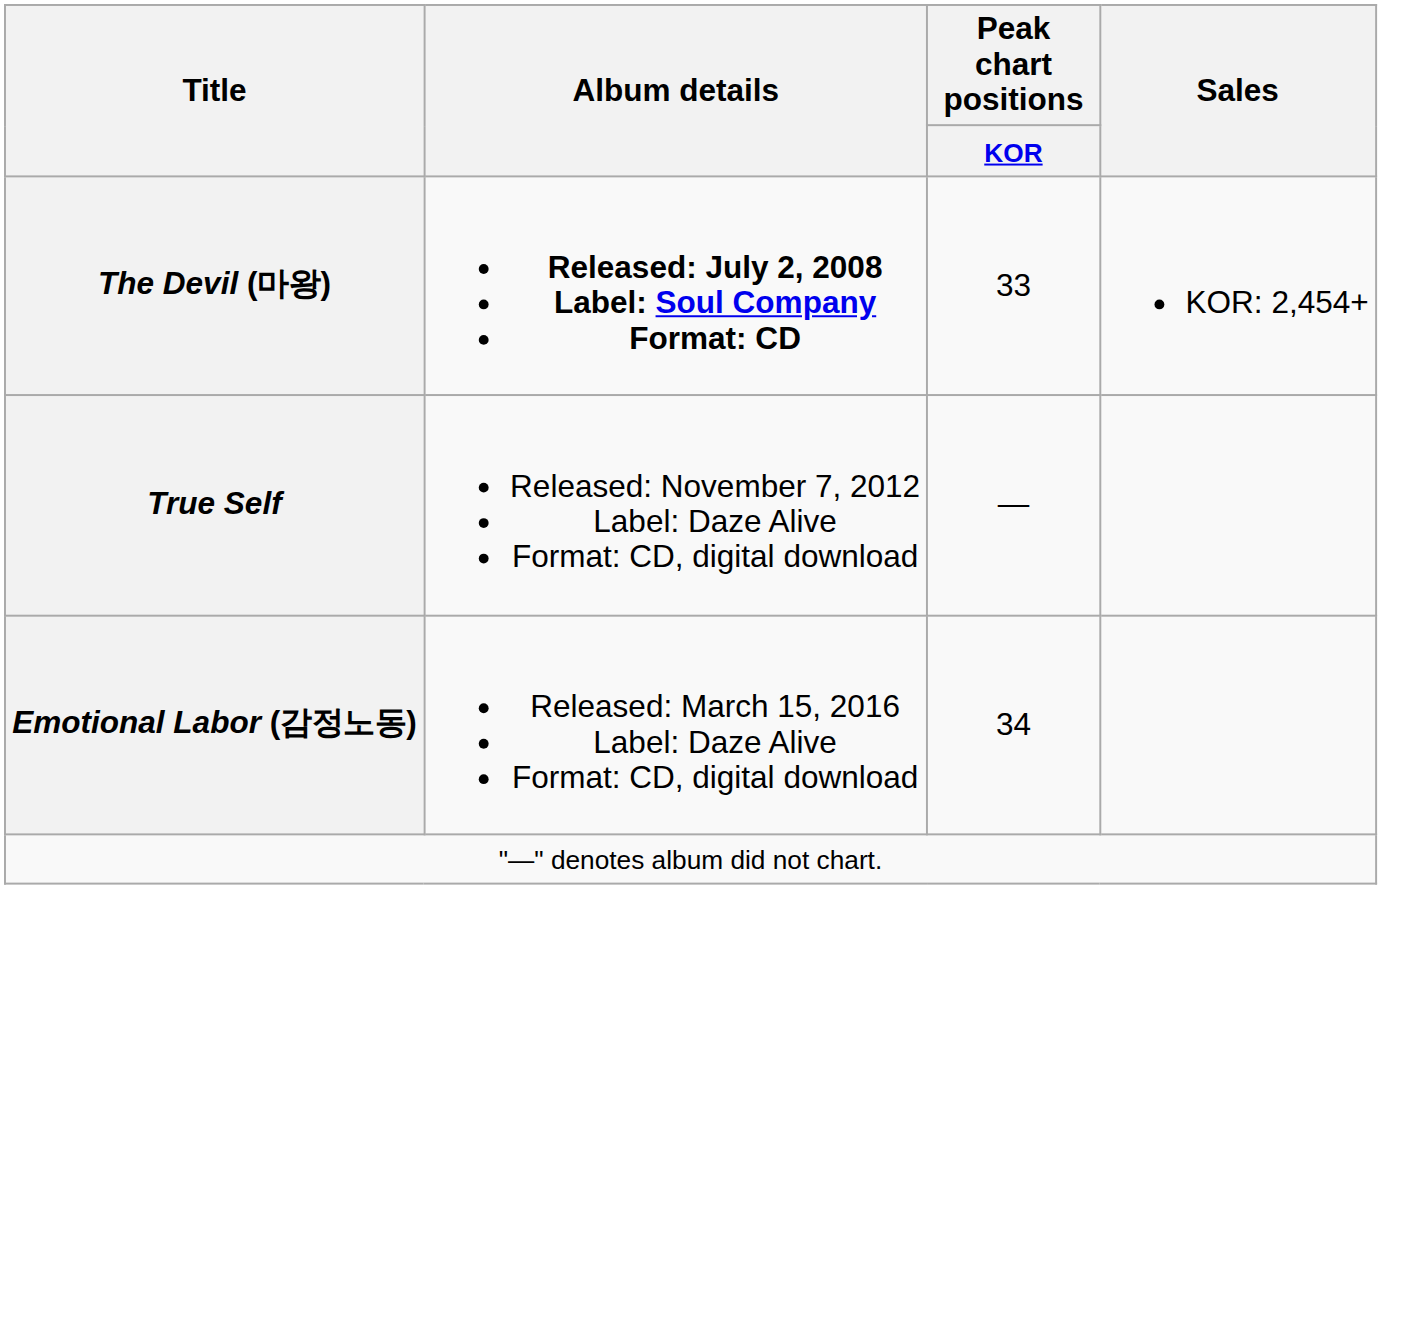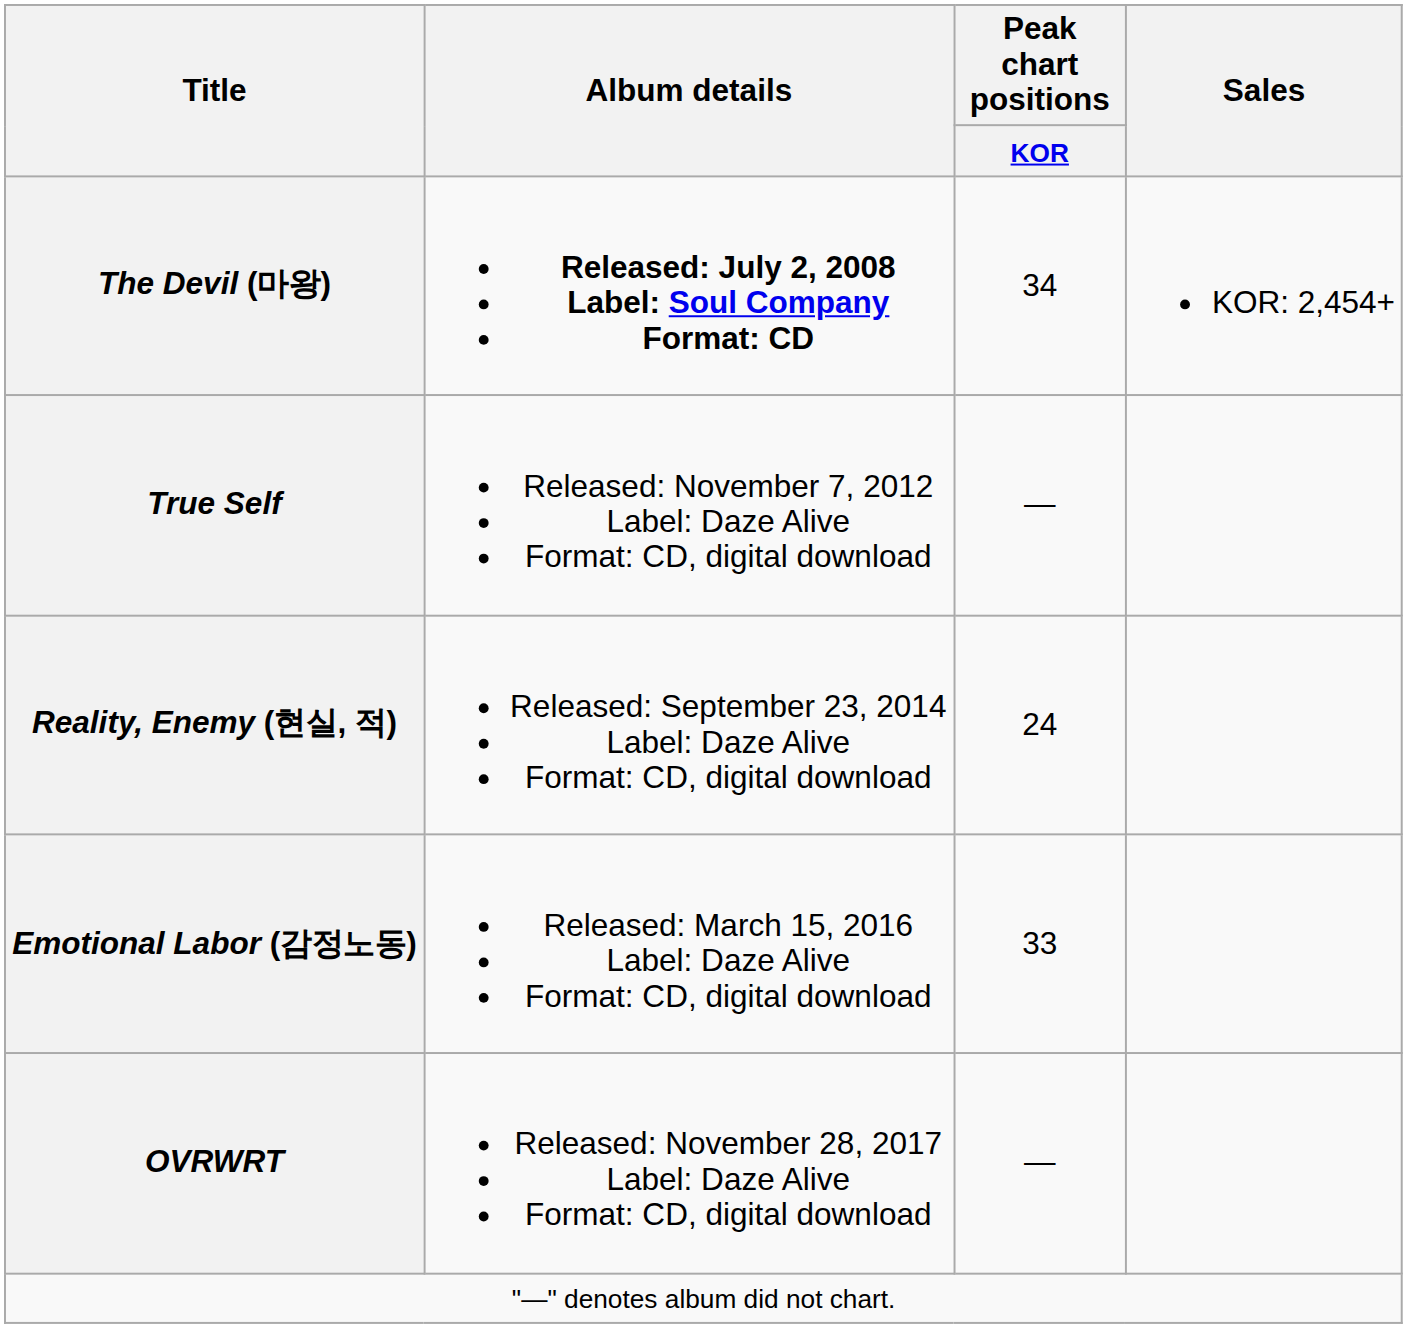(1013, 285) 33 -> (1040, 285) 34
+ row: (214, 722)
(1013, 723) 34 -> (1040, 943) 33
+ row: (215, 1162)
